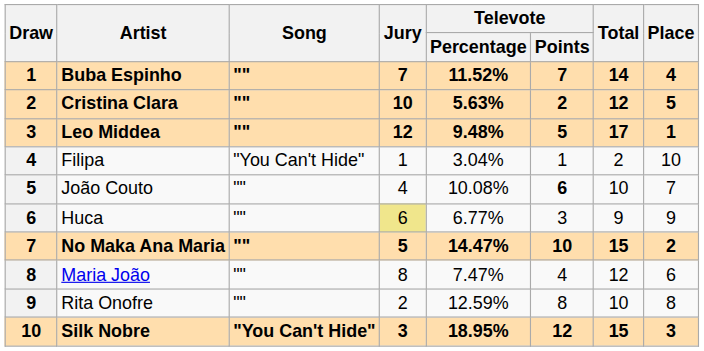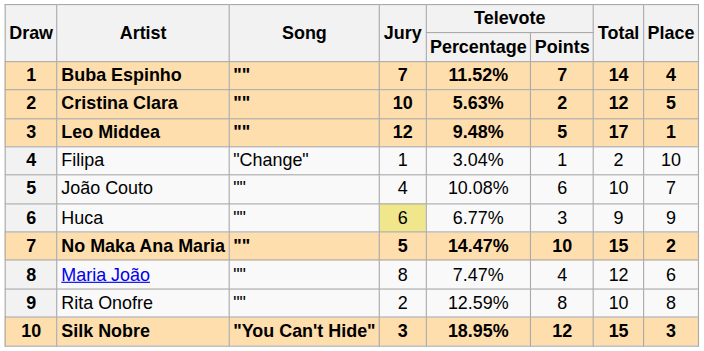(299, 160) "You Can't Hide" -> (271, 160) "Change"
(562, 189) bold -> (562, 189) normal
